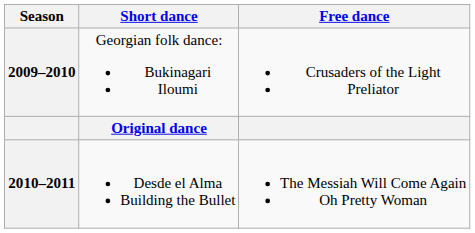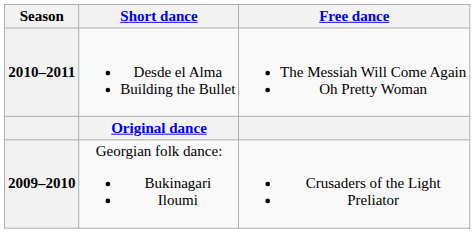rows swapped: (42, 183) <-> (42, 72)
